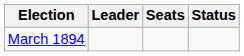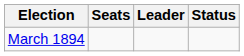columns swapped: (115, 16) <-> (165, 16)
